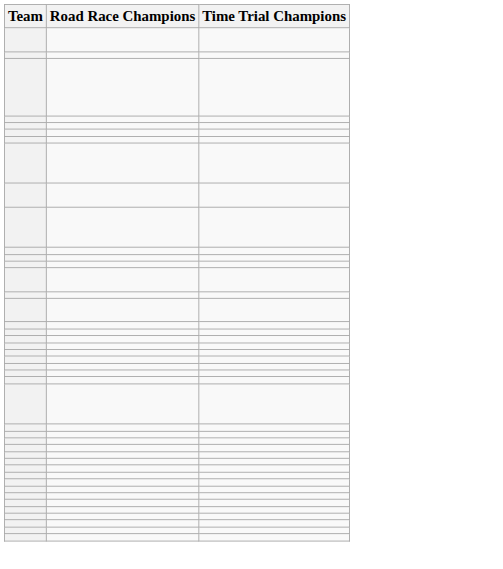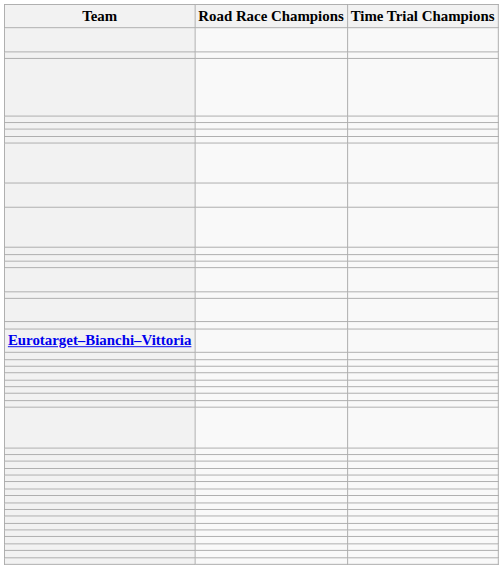+ row: (100, 340)
